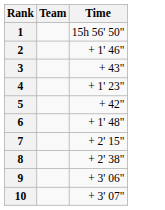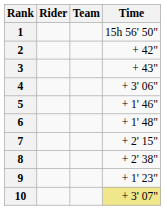+ column: (53, 13)
(106, 50) + 1' 46" -> (145, 50) + 42"
(106, 86) + 1' 23" -> (140, 86) + 3' 06"
(112, 104) + 42" -> (140, 104) + 1' 46"
(106, 178) + 3' 06" -> (140, 178) + 1' 23"
(106, 196) no background -> (140, 196) khaki background
